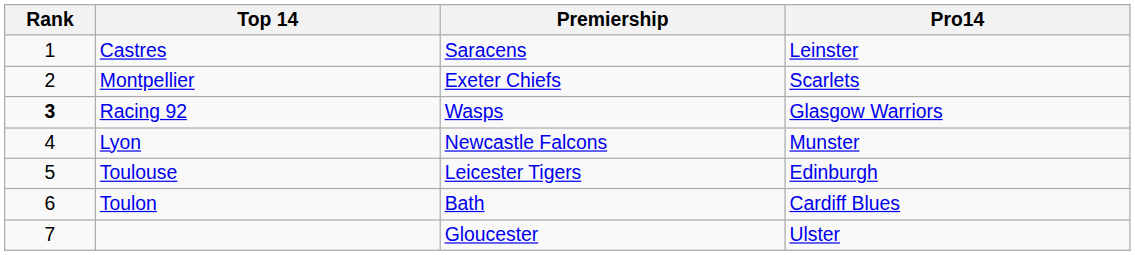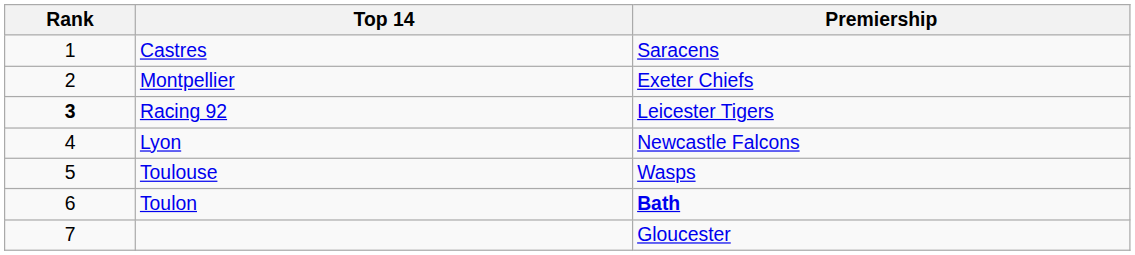- column: (957, 19)
(474, 111) Wasps -> (705, 111) Leicester Tigers
(513, 173) Leicester Tigers -> (666, 173) Wasps
(465, 204) normal -> (659, 204) bold
